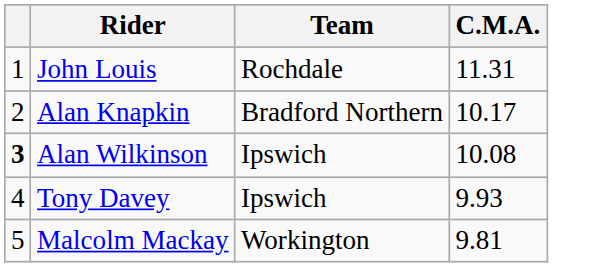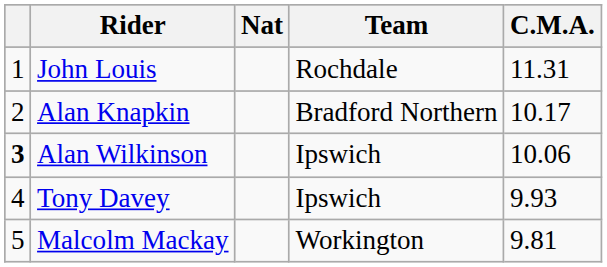+ column: (262, 25)
(486, 154) 10.08 -> (540, 154) 10.06
